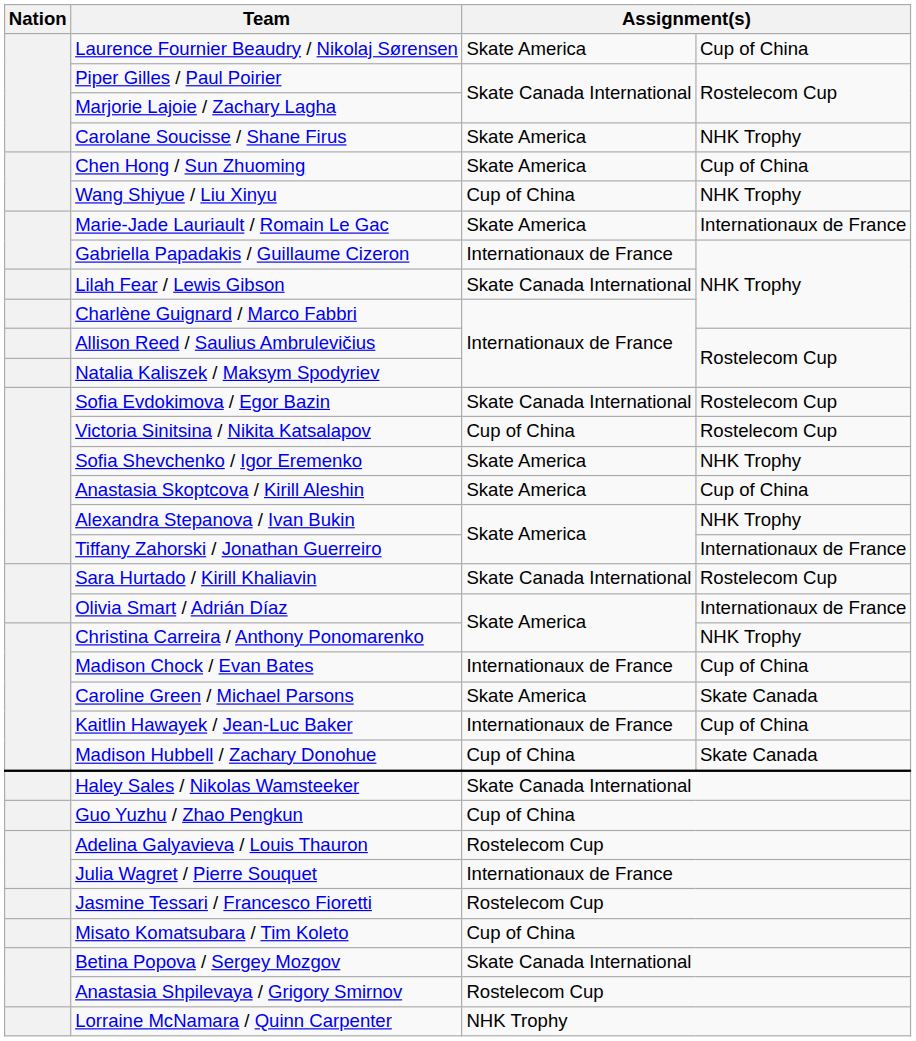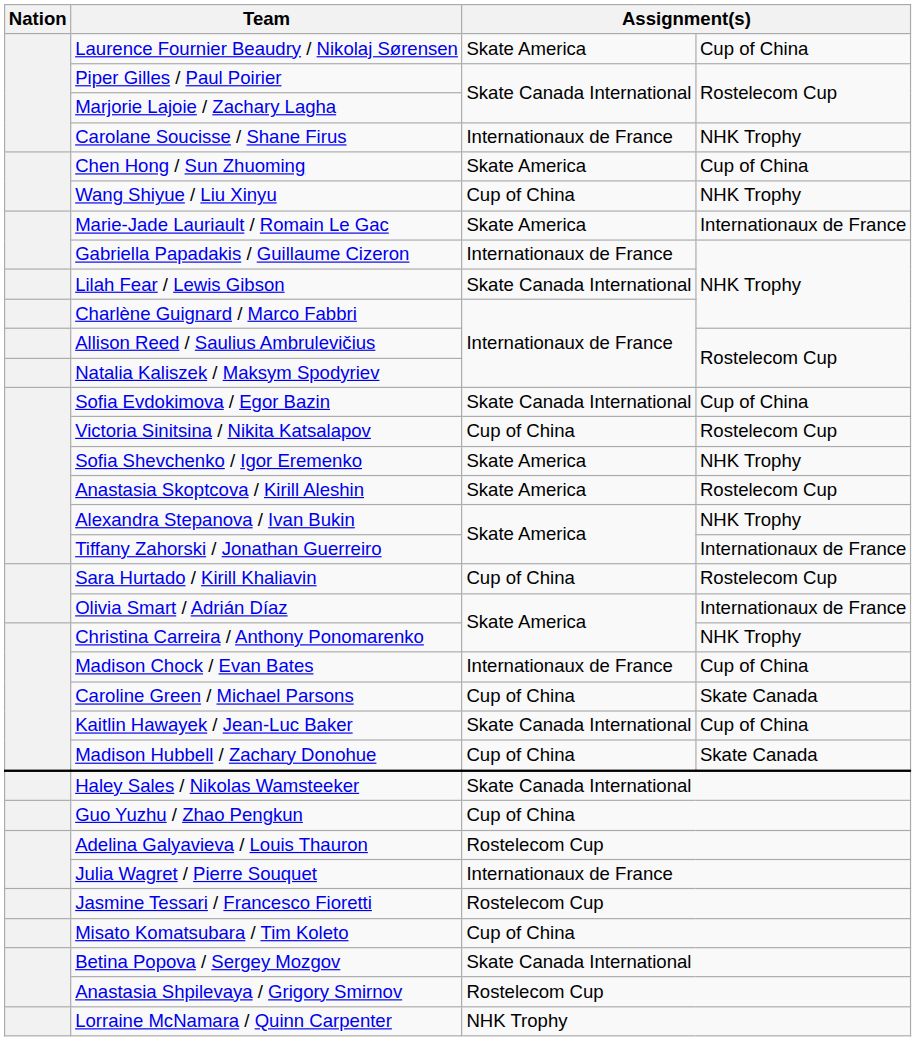(526, 136) Skate America -> (570, 136) Internationaux de France
(769, 401) Rostelecom Cup -> (754, 401) Cup of China
(754, 490) Cup of China -> (769, 490) Rostelecom Cup
(579, 578) Skate Canada International -> (521, 578) Cup of China
(526, 696) Skate America -> (521, 696) Cup of China
(570, 725) Internationaux de France -> (579, 725) Skate Canada International
